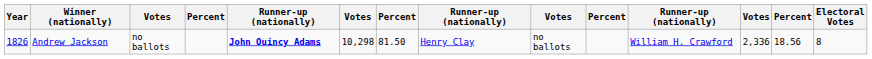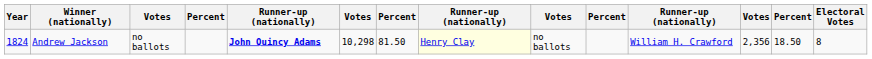(17, 42) 1826 -> (17, 42) 1824
(447, 42) no background -> (447, 42) lightyellow background
(756, 42) 2,336 -> (756, 42) 2,356
(787, 42) 18.56 -> (787, 42) 18.50
